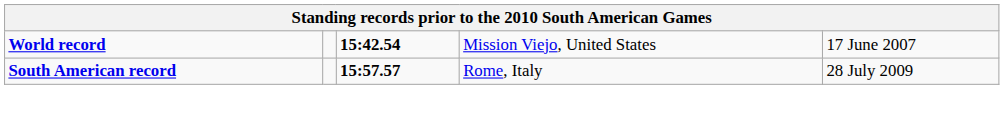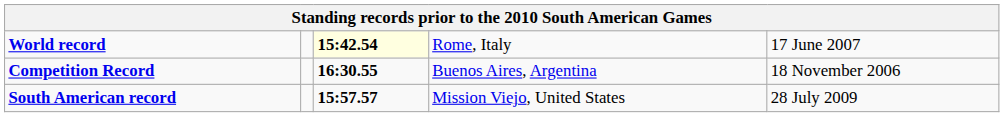(370, 44) no background -> (348, 44) lightyellow background
(560, 44) Mission Viejo, United States -> (472, 44) Rome, Italy
+ row: (81, 71)
(503, 71) Rome, Italy -> (529, 97) Mission Viejo, United States
